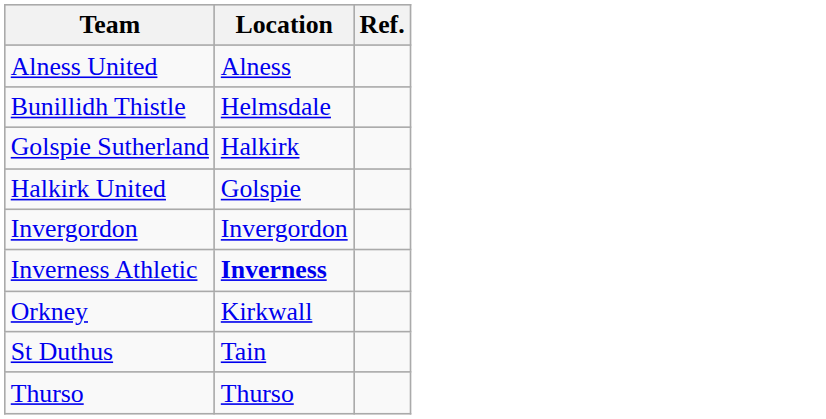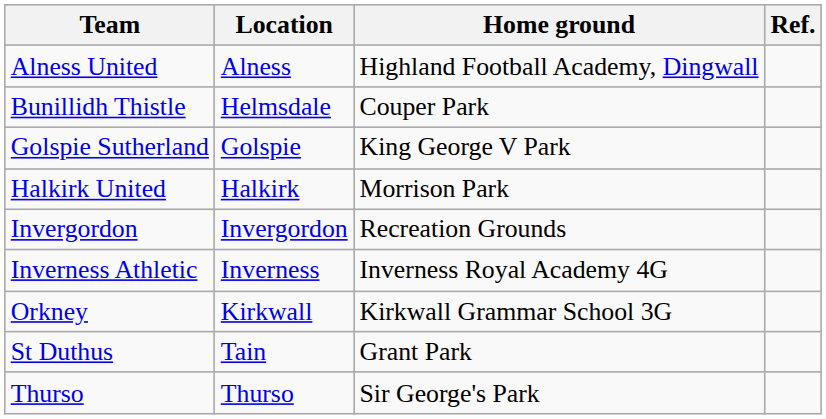+ column: (559, 24)
(260, 147) Halkirk -> (261, 147) Golspie
(261, 188) Golspie -> (260, 188) Halkirk
(274, 270) bold -> (270, 270) normal
